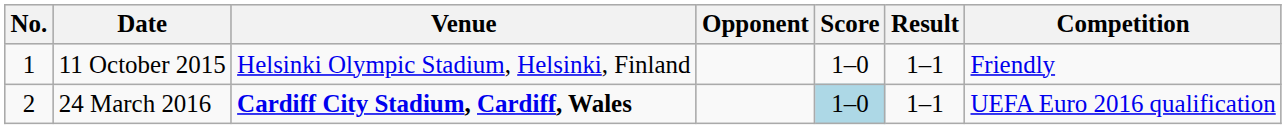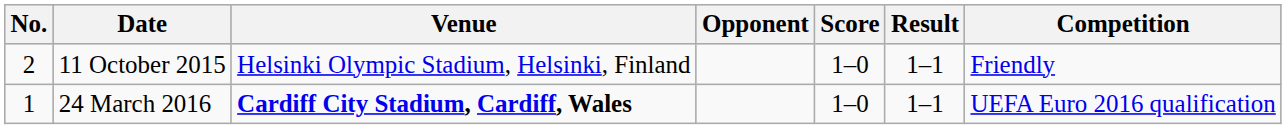(29, 63) 1 -> (29, 63) 2
(29, 103) 2 -> (29, 103) 1
(850, 103) lightblue background -> (850, 103) no background
